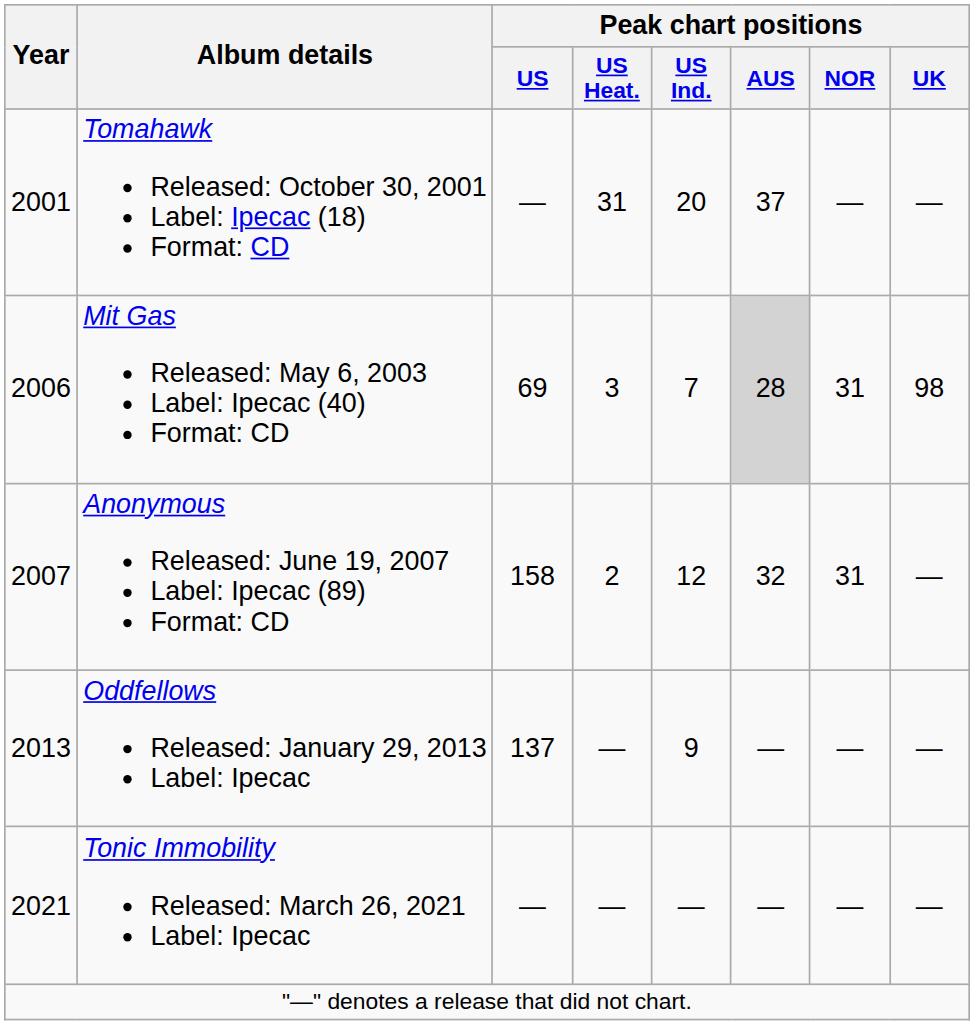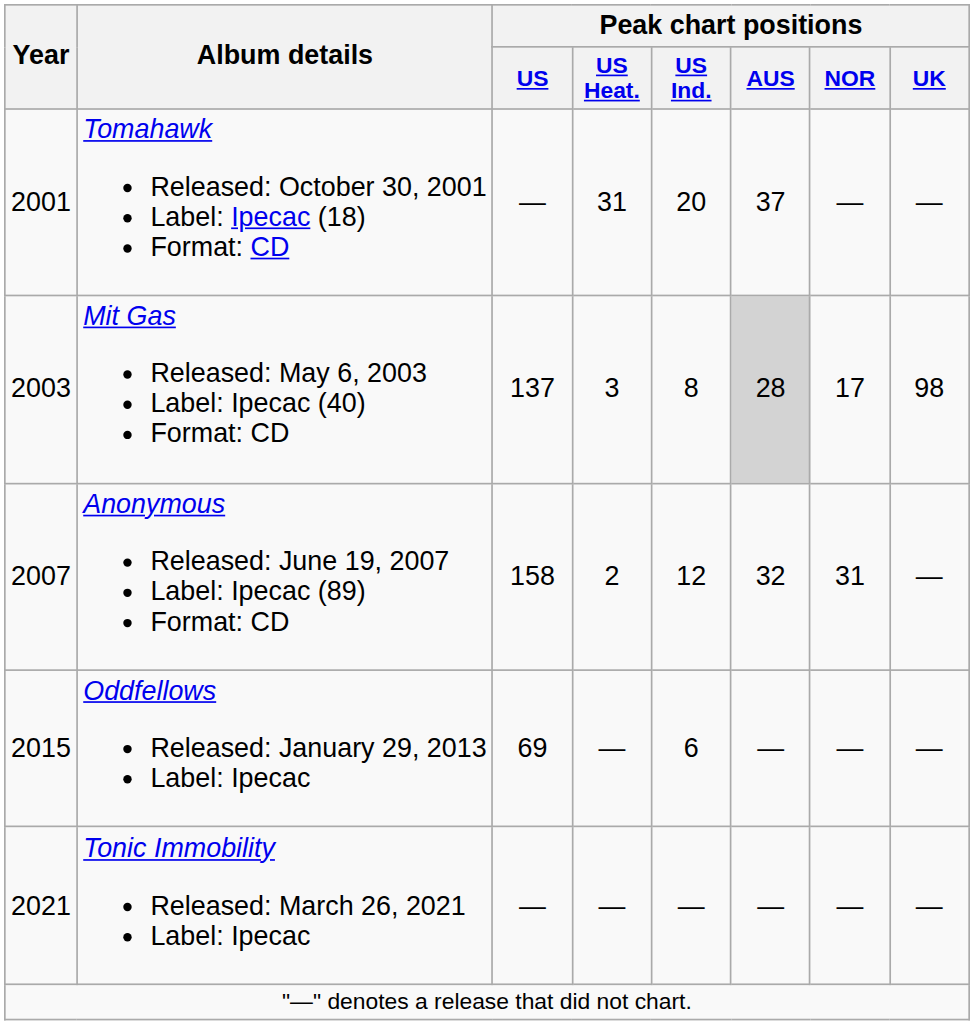(41, 389) 2006 -> (41, 389) 2003
(533, 389) 69 -> (533, 389) 137
(691, 389) 7 -> (691, 389) 8
(850, 389) 31 -> (850, 389) 17
(41, 748) 2013 -> (41, 748) 2015
(533, 748) 137 -> (533, 748) 69
(691, 748) 9 -> (691, 748) 6
